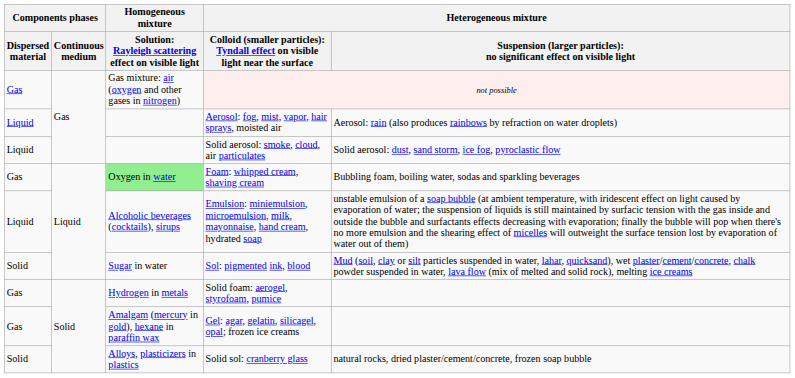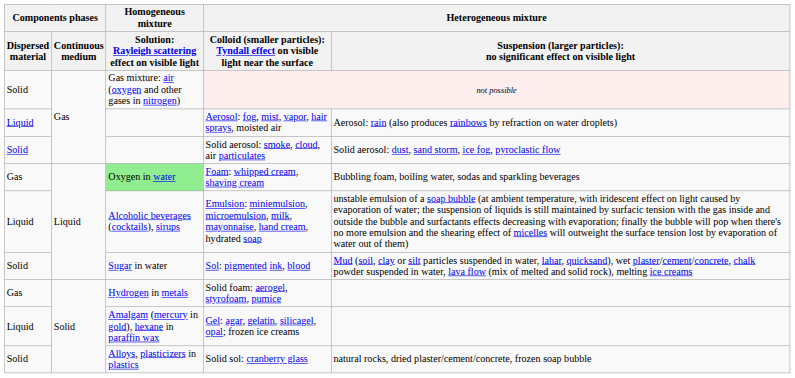(14, 89) Gas -> (17, 89) Solid
(20, 150) Liquid -> (17, 150) Solid
(14, 326) Gas -> (20, 326) Liquid
